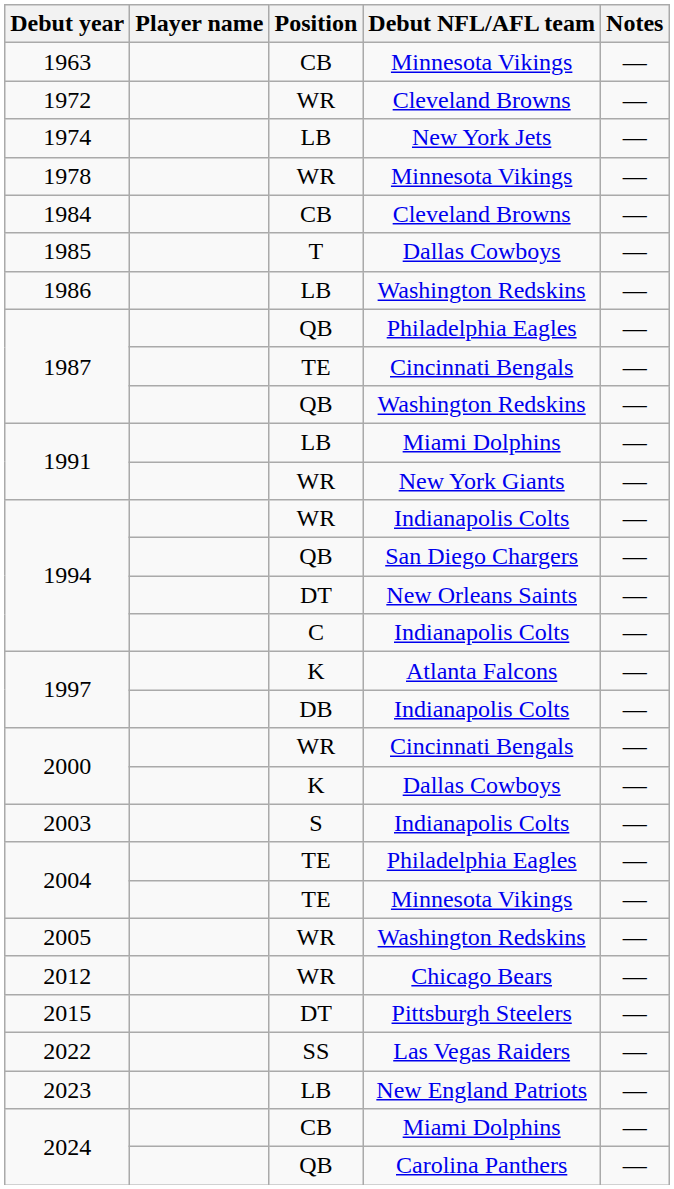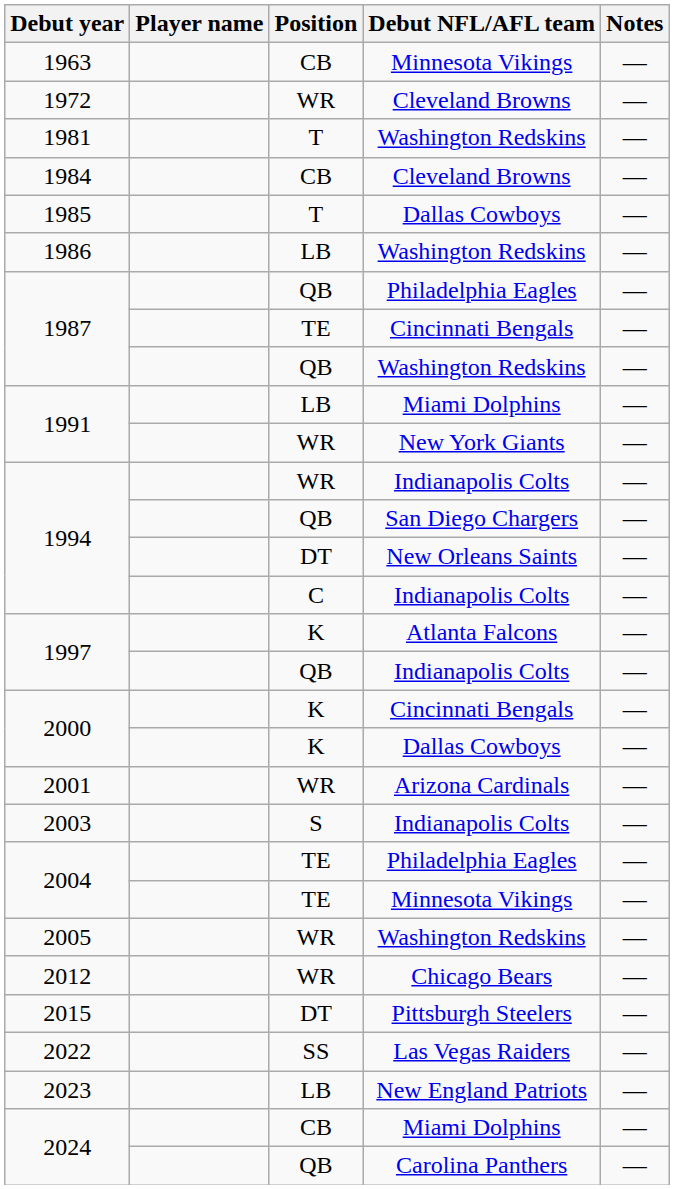- row: (67, 137)
- row: (67, 175)
+ row: (67, 137)
(316, 708) DB -> (316, 670) QB
(316, 746) WR -> (316, 708) K
+ row: (67, 784)
